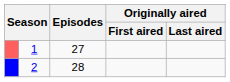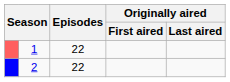(78, 49) 27 -> (78, 49) 22
(78, 67) 28 -> (78, 67) 22
